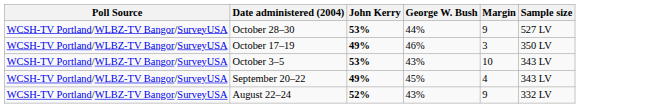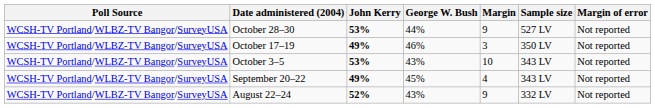+ column: (613, 12)
